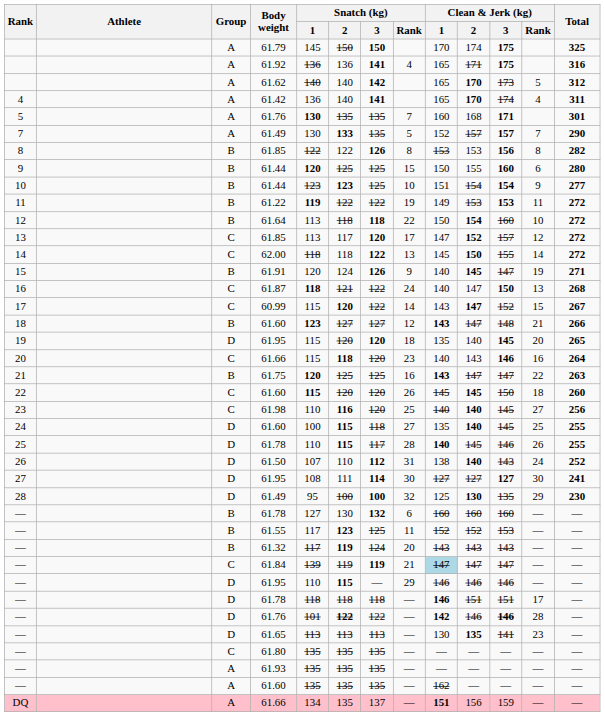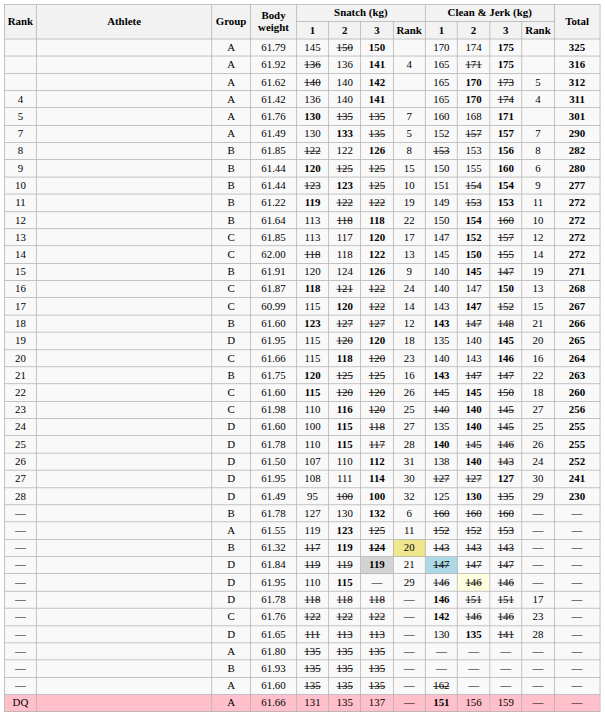(231, 530) B -> (231, 530) A
(313, 530) 117 -> (313, 530) 119
(377, 548) normal -> (377, 548) bold
(409, 548) no background -> (409, 548) khaki background
(231, 565) C -> (231, 565) D
(313, 565) 139 -> (313, 565) 119
(377, 565) no background -> (377, 565) lightgrey background
(474, 582) no background -> (474, 582) lightyellow background
(231, 617) D -> (231, 617) C
(313, 617) 101 -> (313, 617) 122
(345, 617) bold -> (345, 617) normal
(506, 617) bold -> (506, 617) normal
(538, 617) 28 -> (538, 617) 23
(313, 634) 113 -> (313, 634) 111
(538, 634) 23 -> (538, 634) 28
(231, 651) C -> (231, 651) A
(231, 668) A -> (231, 668) B
(313, 703) 134 -> (313, 703) 131
